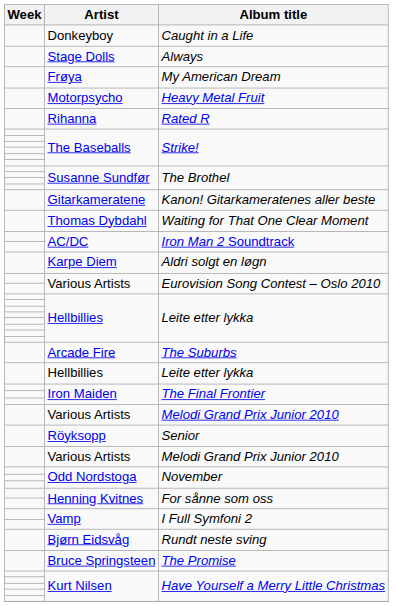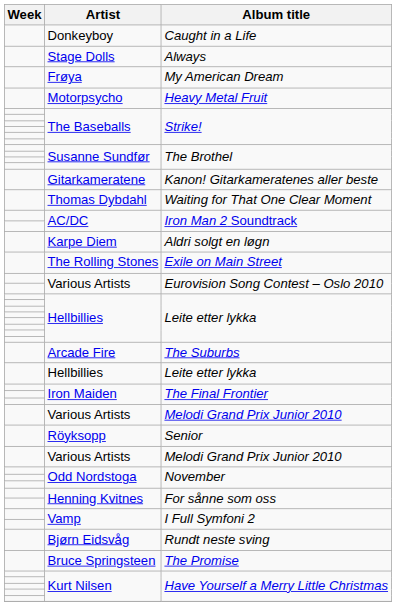- row: (72, 118)
+ row: (103, 262)
